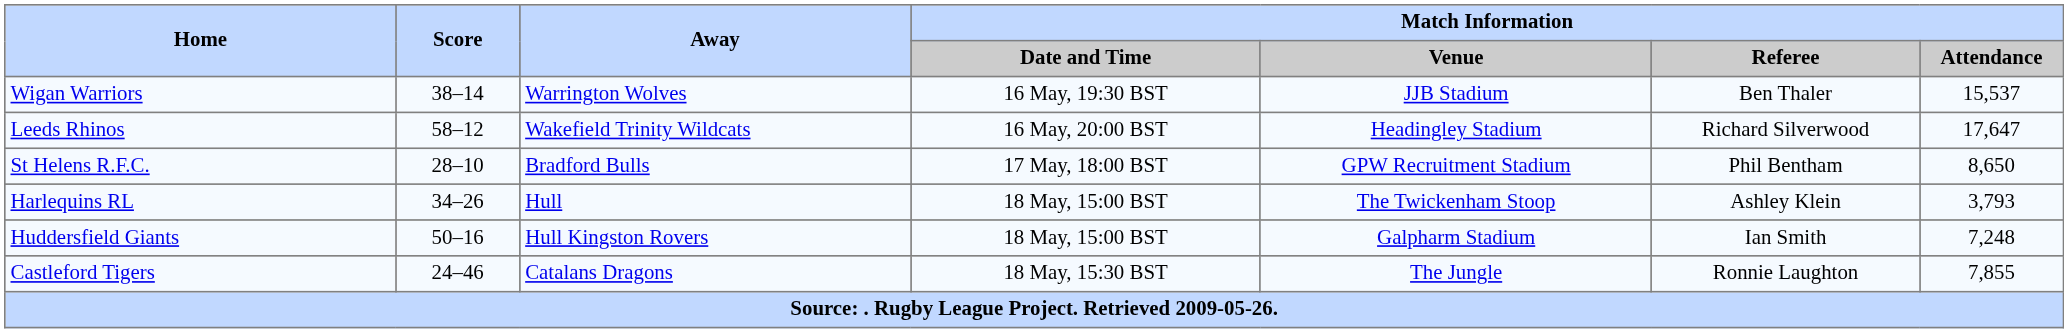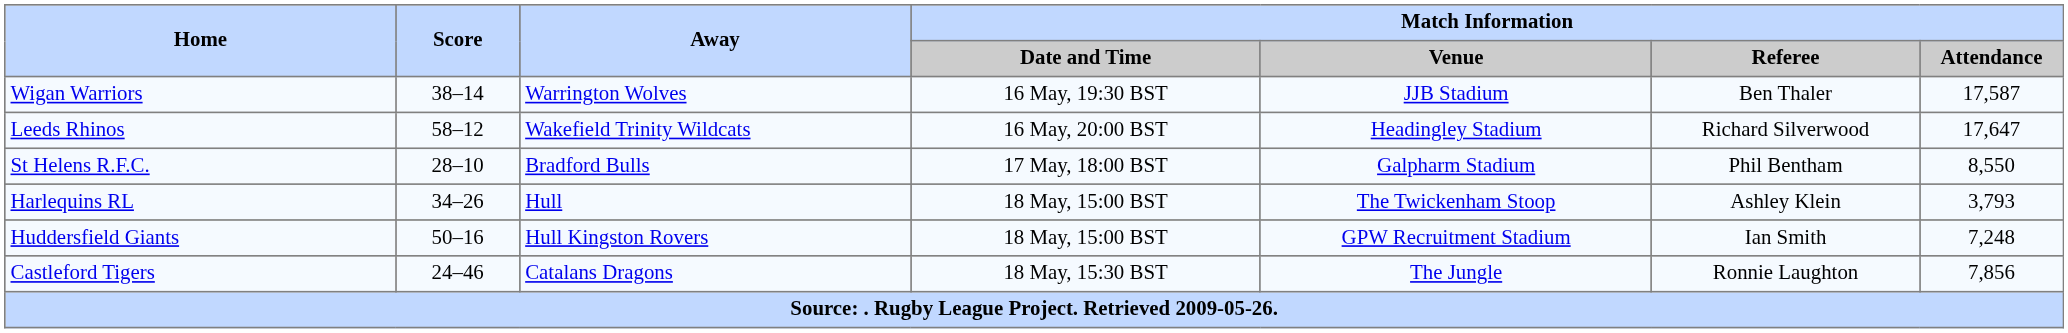(1991, 94) 15,537 -> (1991, 94) 17,587
(1456, 165) GPW Recruitment Stadium -> (1456, 165) Galpharm Stadium
(1991, 165) 8,650 -> (1991, 165) 8,550
(1456, 237) Galpharm Stadium -> (1456, 237) GPW Recruitment Stadium
(1991, 273) 7,855 -> (1991, 273) 7,856
